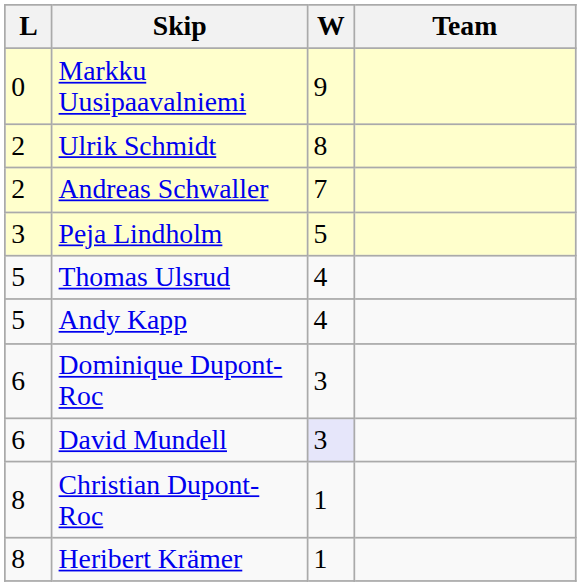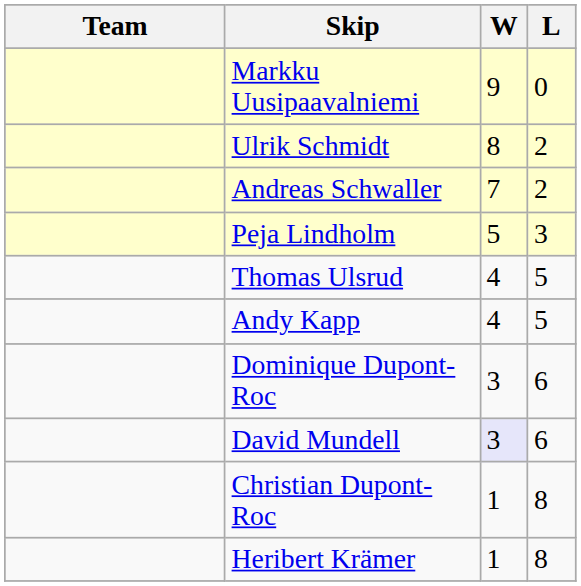columns swapped: (465, 26) <-> (29, 26)
